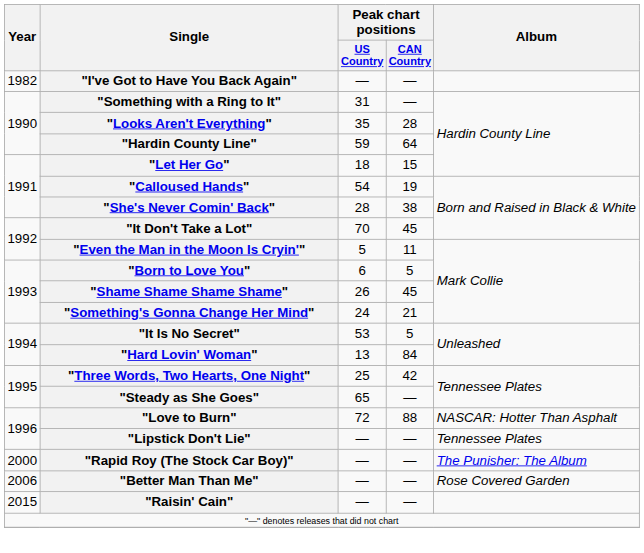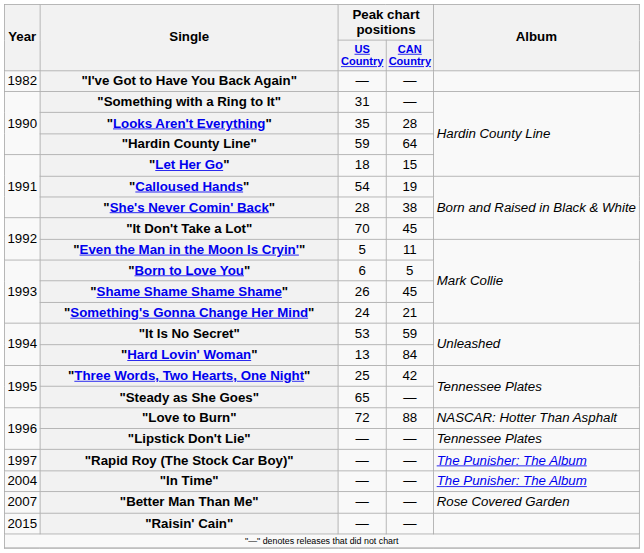(410, 333) 5 -> (410, 333) 59
(22, 460) 2000 -> (22, 460) 1997
+ row: (189, 481)
(22, 481) 2006 -> (22, 502) 2007
